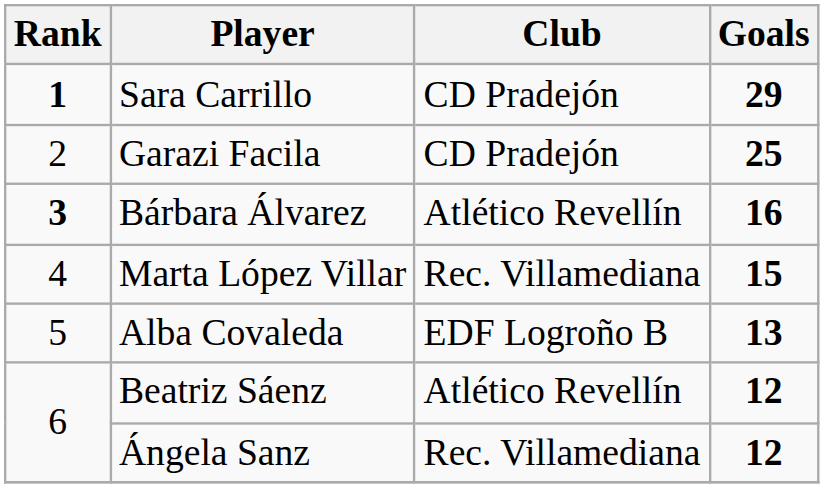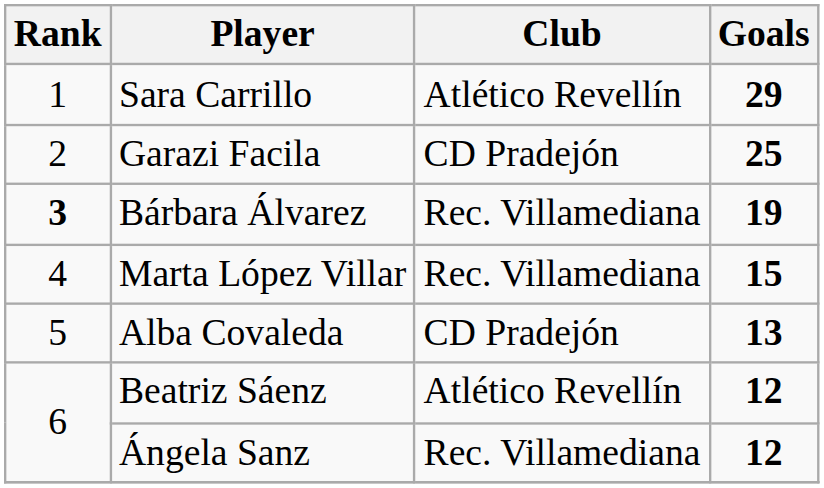(58, 93) bold -> (58, 93) normal
(521, 93) CD Pradejón -> (553, 93) Atlético Revellín
(553, 213) Atlético Revellín -> (562, 213) Rec. Villamediana
(764, 213) 16 -> (764, 213) 19
(546, 332) EDF Logroño B -> (521, 332) CD Pradejón
